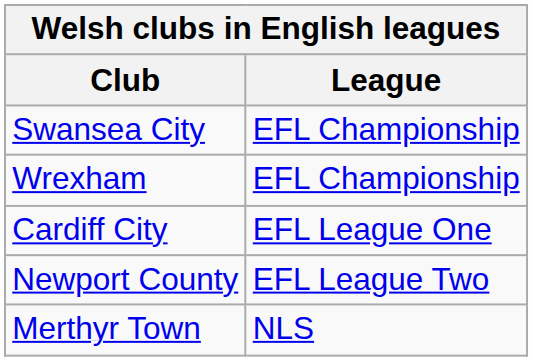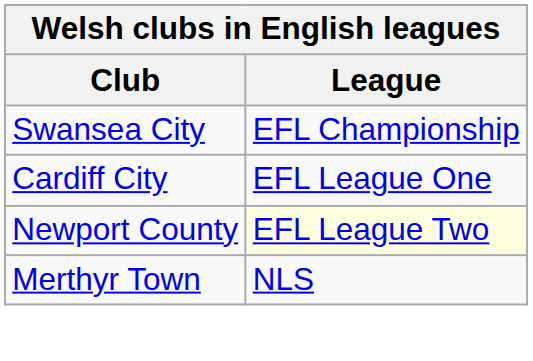- row: (79, 179)
(371, 279) no background -> (371, 229) lightyellow background
